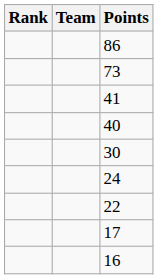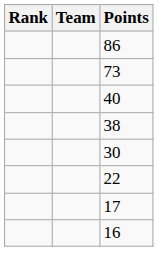- row: (112, 98)
+ row: (112, 125)
- row: (112, 179)
